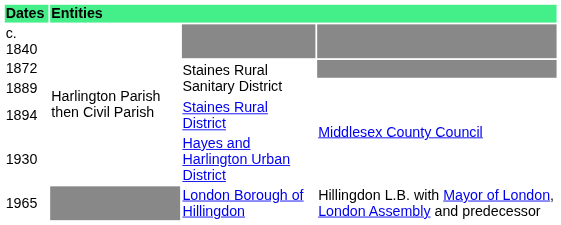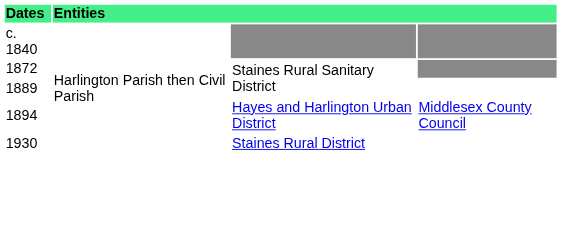(225, 116) Staines Rural District -> (322, 116) Hayes and Harlington Urban District
(236, 159) Hayes and Harlington Urban District -> (299, 143) Staines Rural District
- row: (22, 203)
